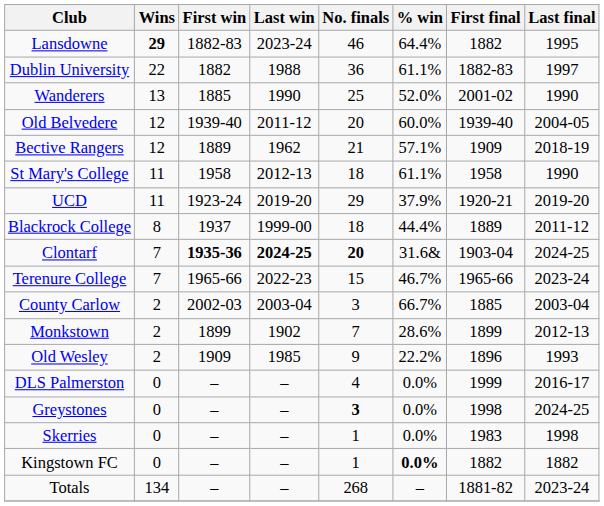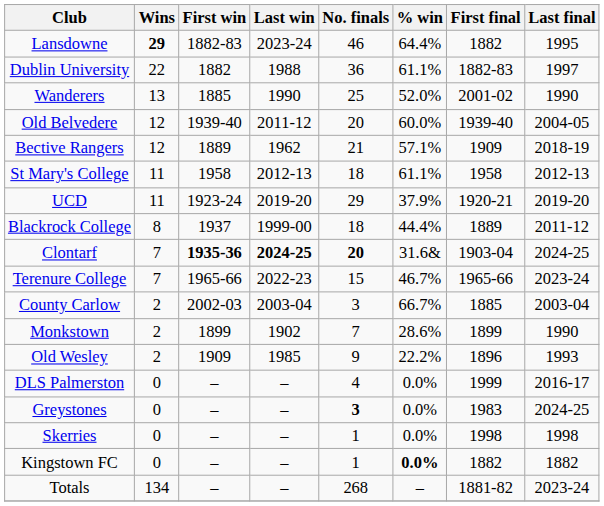(562, 174) 1990 -> (562, 174) 2012-13
(562, 331) 2012-13 -> (562, 331) 1990
(486, 409) 1998 -> (486, 409) 1983
(486, 435) 1983 -> (486, 435) 1998
